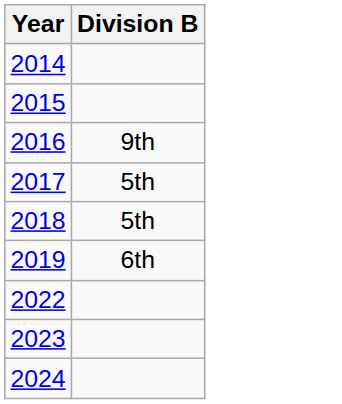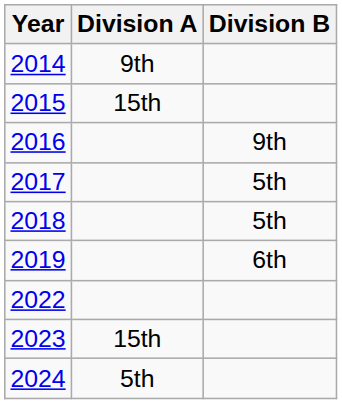+ column: (137, 24)
